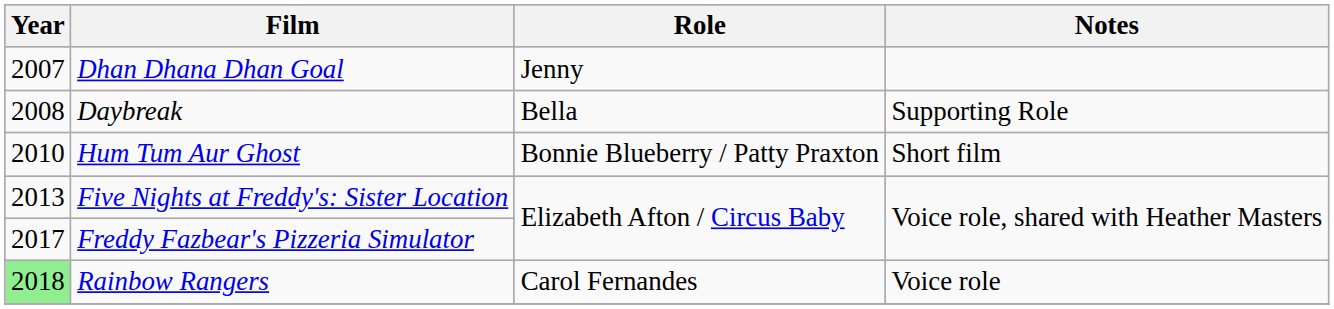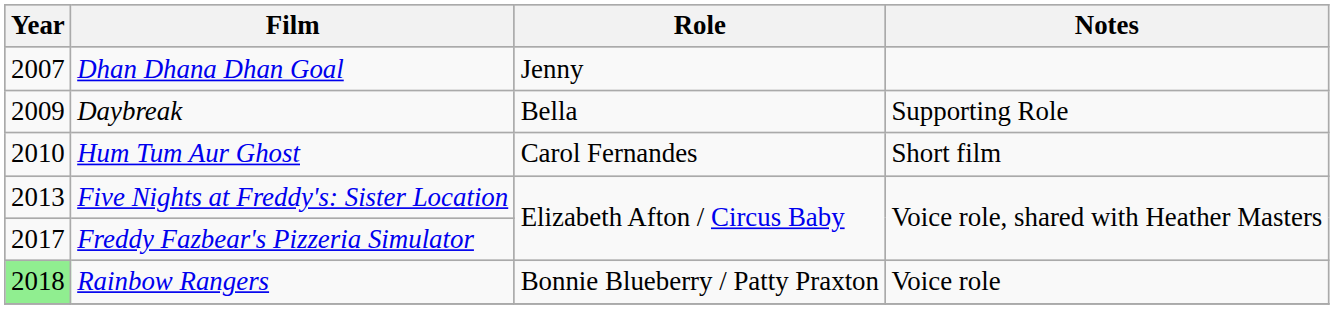(38, 111) 2008 -> (38, 111) 2009
(700, 153) Bonnie Blueberry / Patty Praxton -> (609, 153) Carol Fernandes
(609, 281) Carol Fernandes -> (700, 281) Bonnie Blueberry / Patty Praxton
